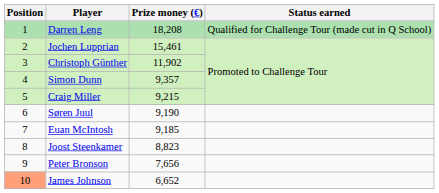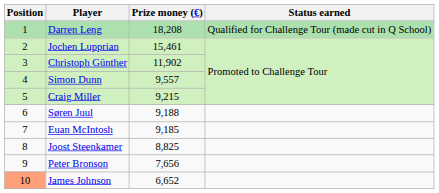(167, 79) 9,357 -> (167, 79) 9,557
(167, 113) 9,190 -> (167, 113) 9,188
(167, 146) 8,823 -> (167, 146) 8,825
